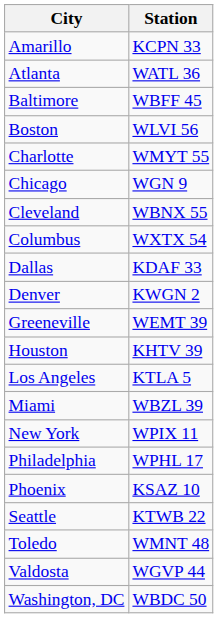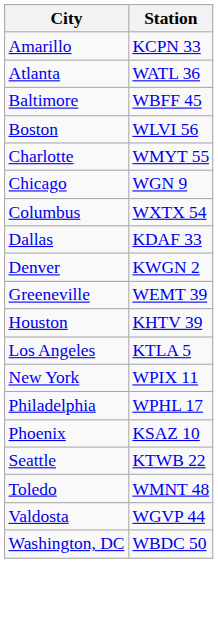- row: (44, 211)
- row: (32, 405)
